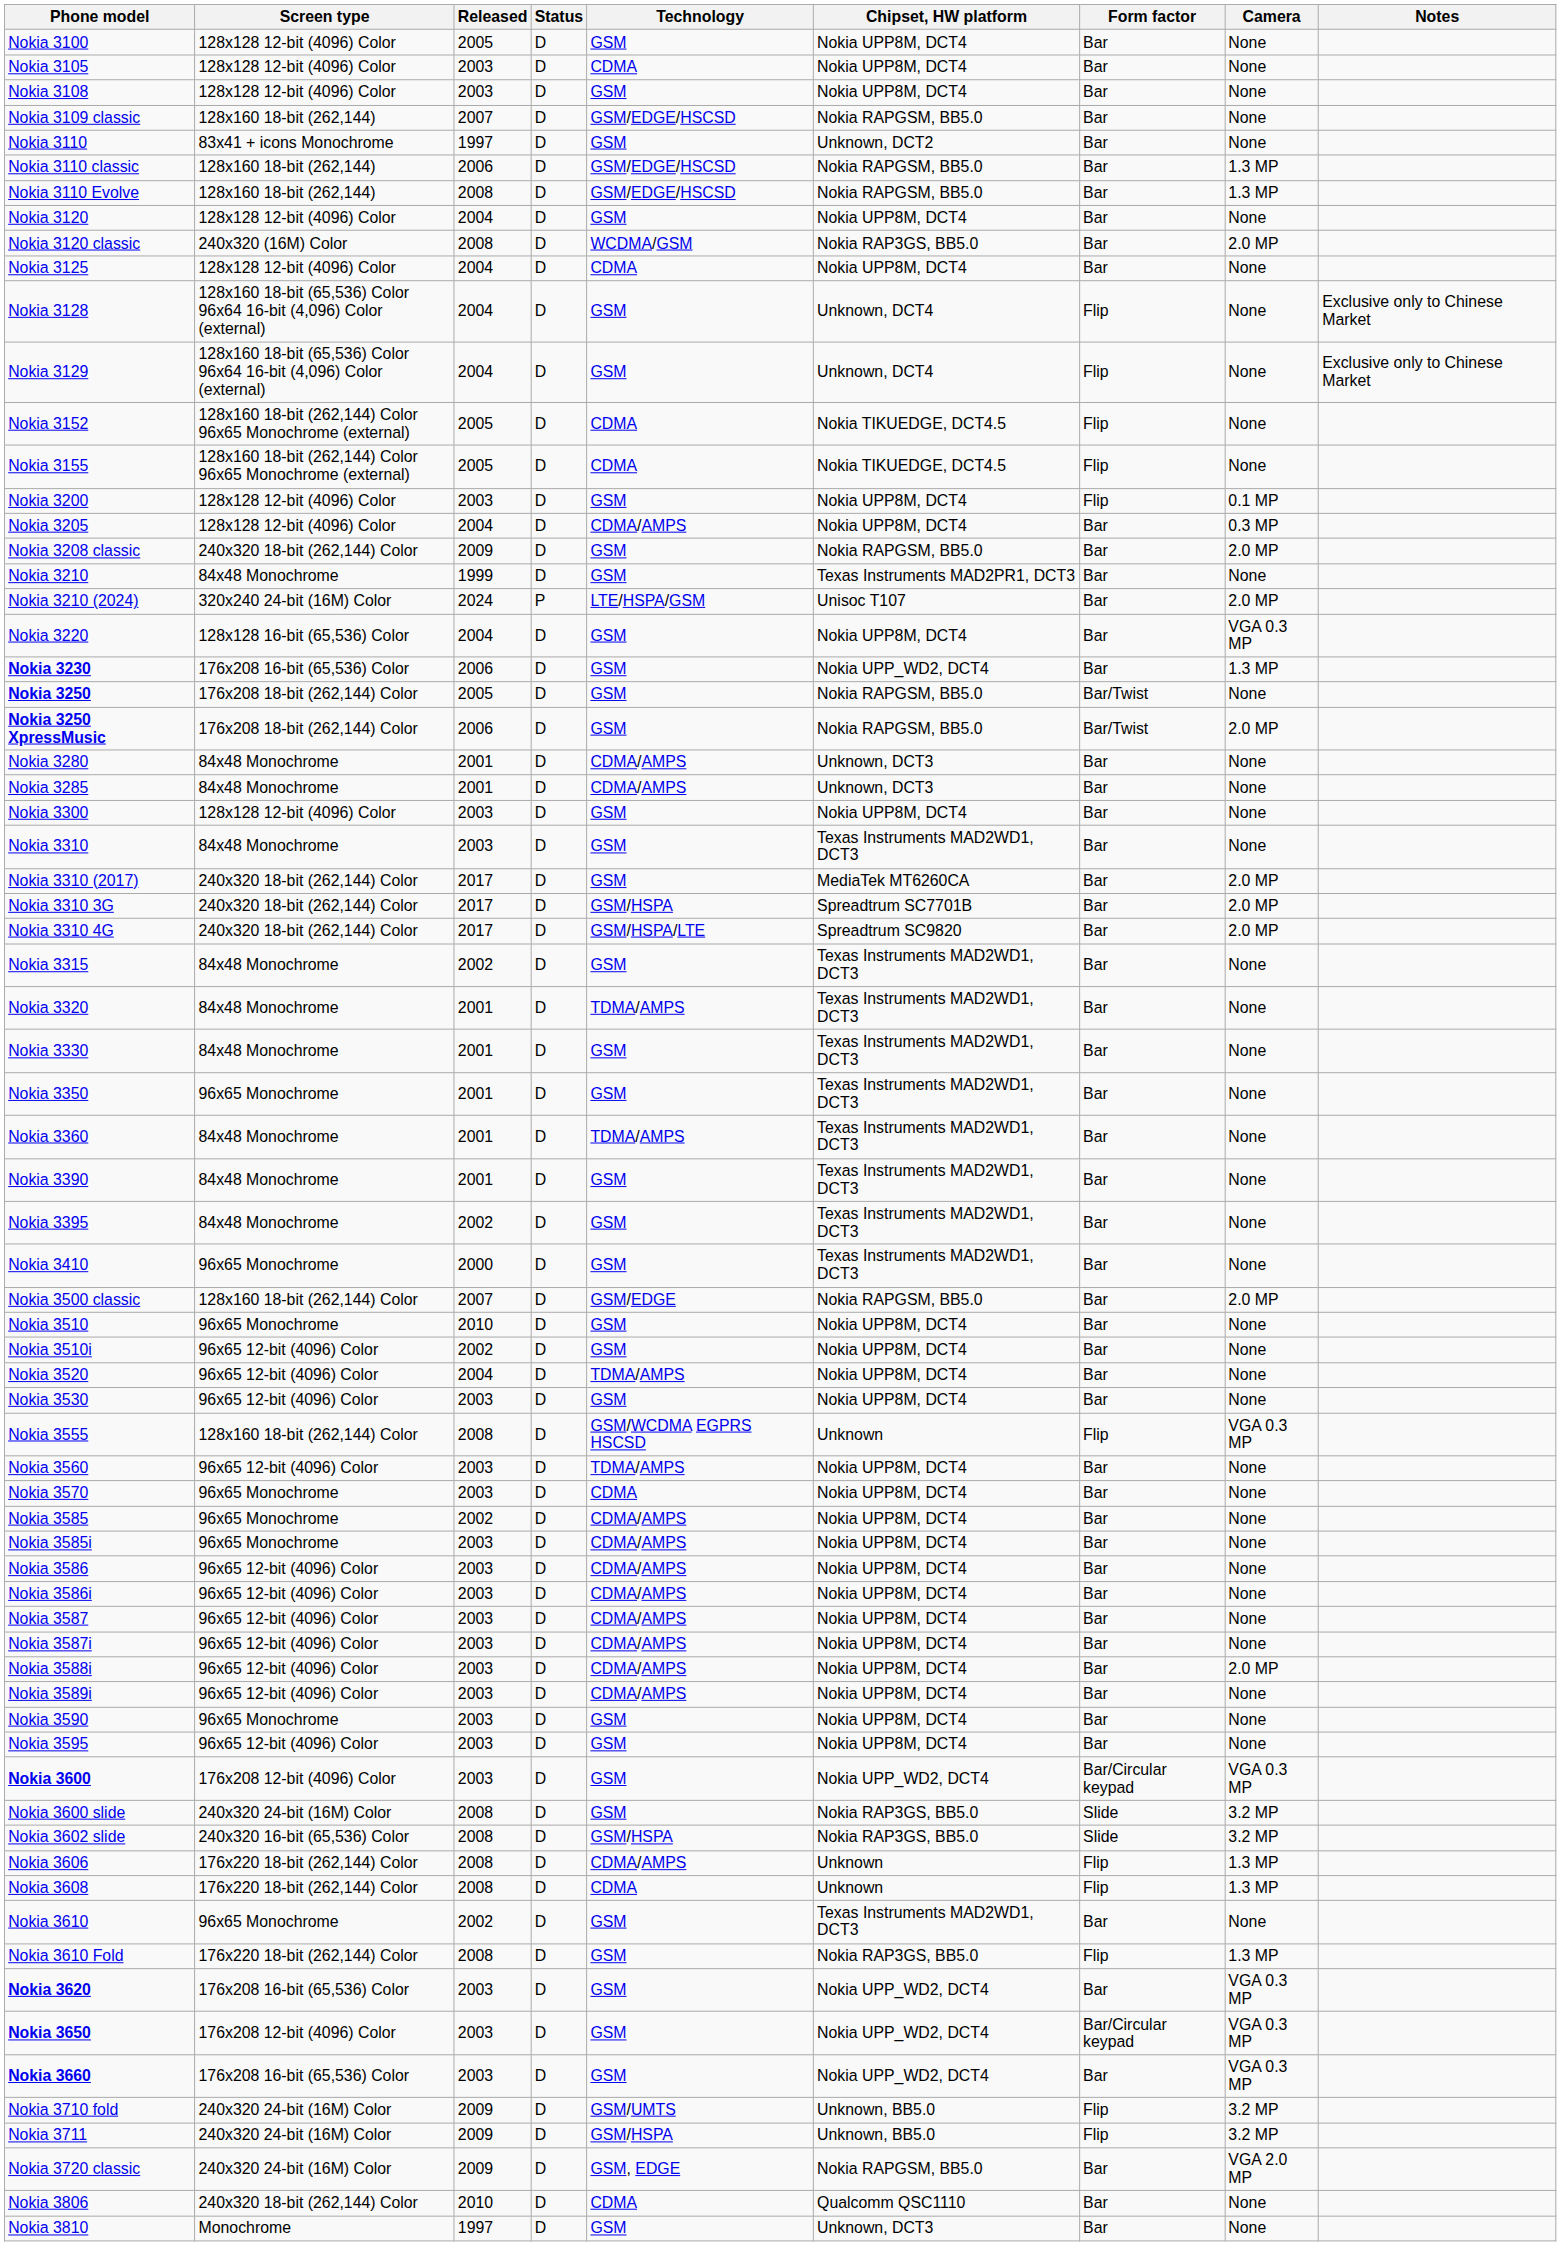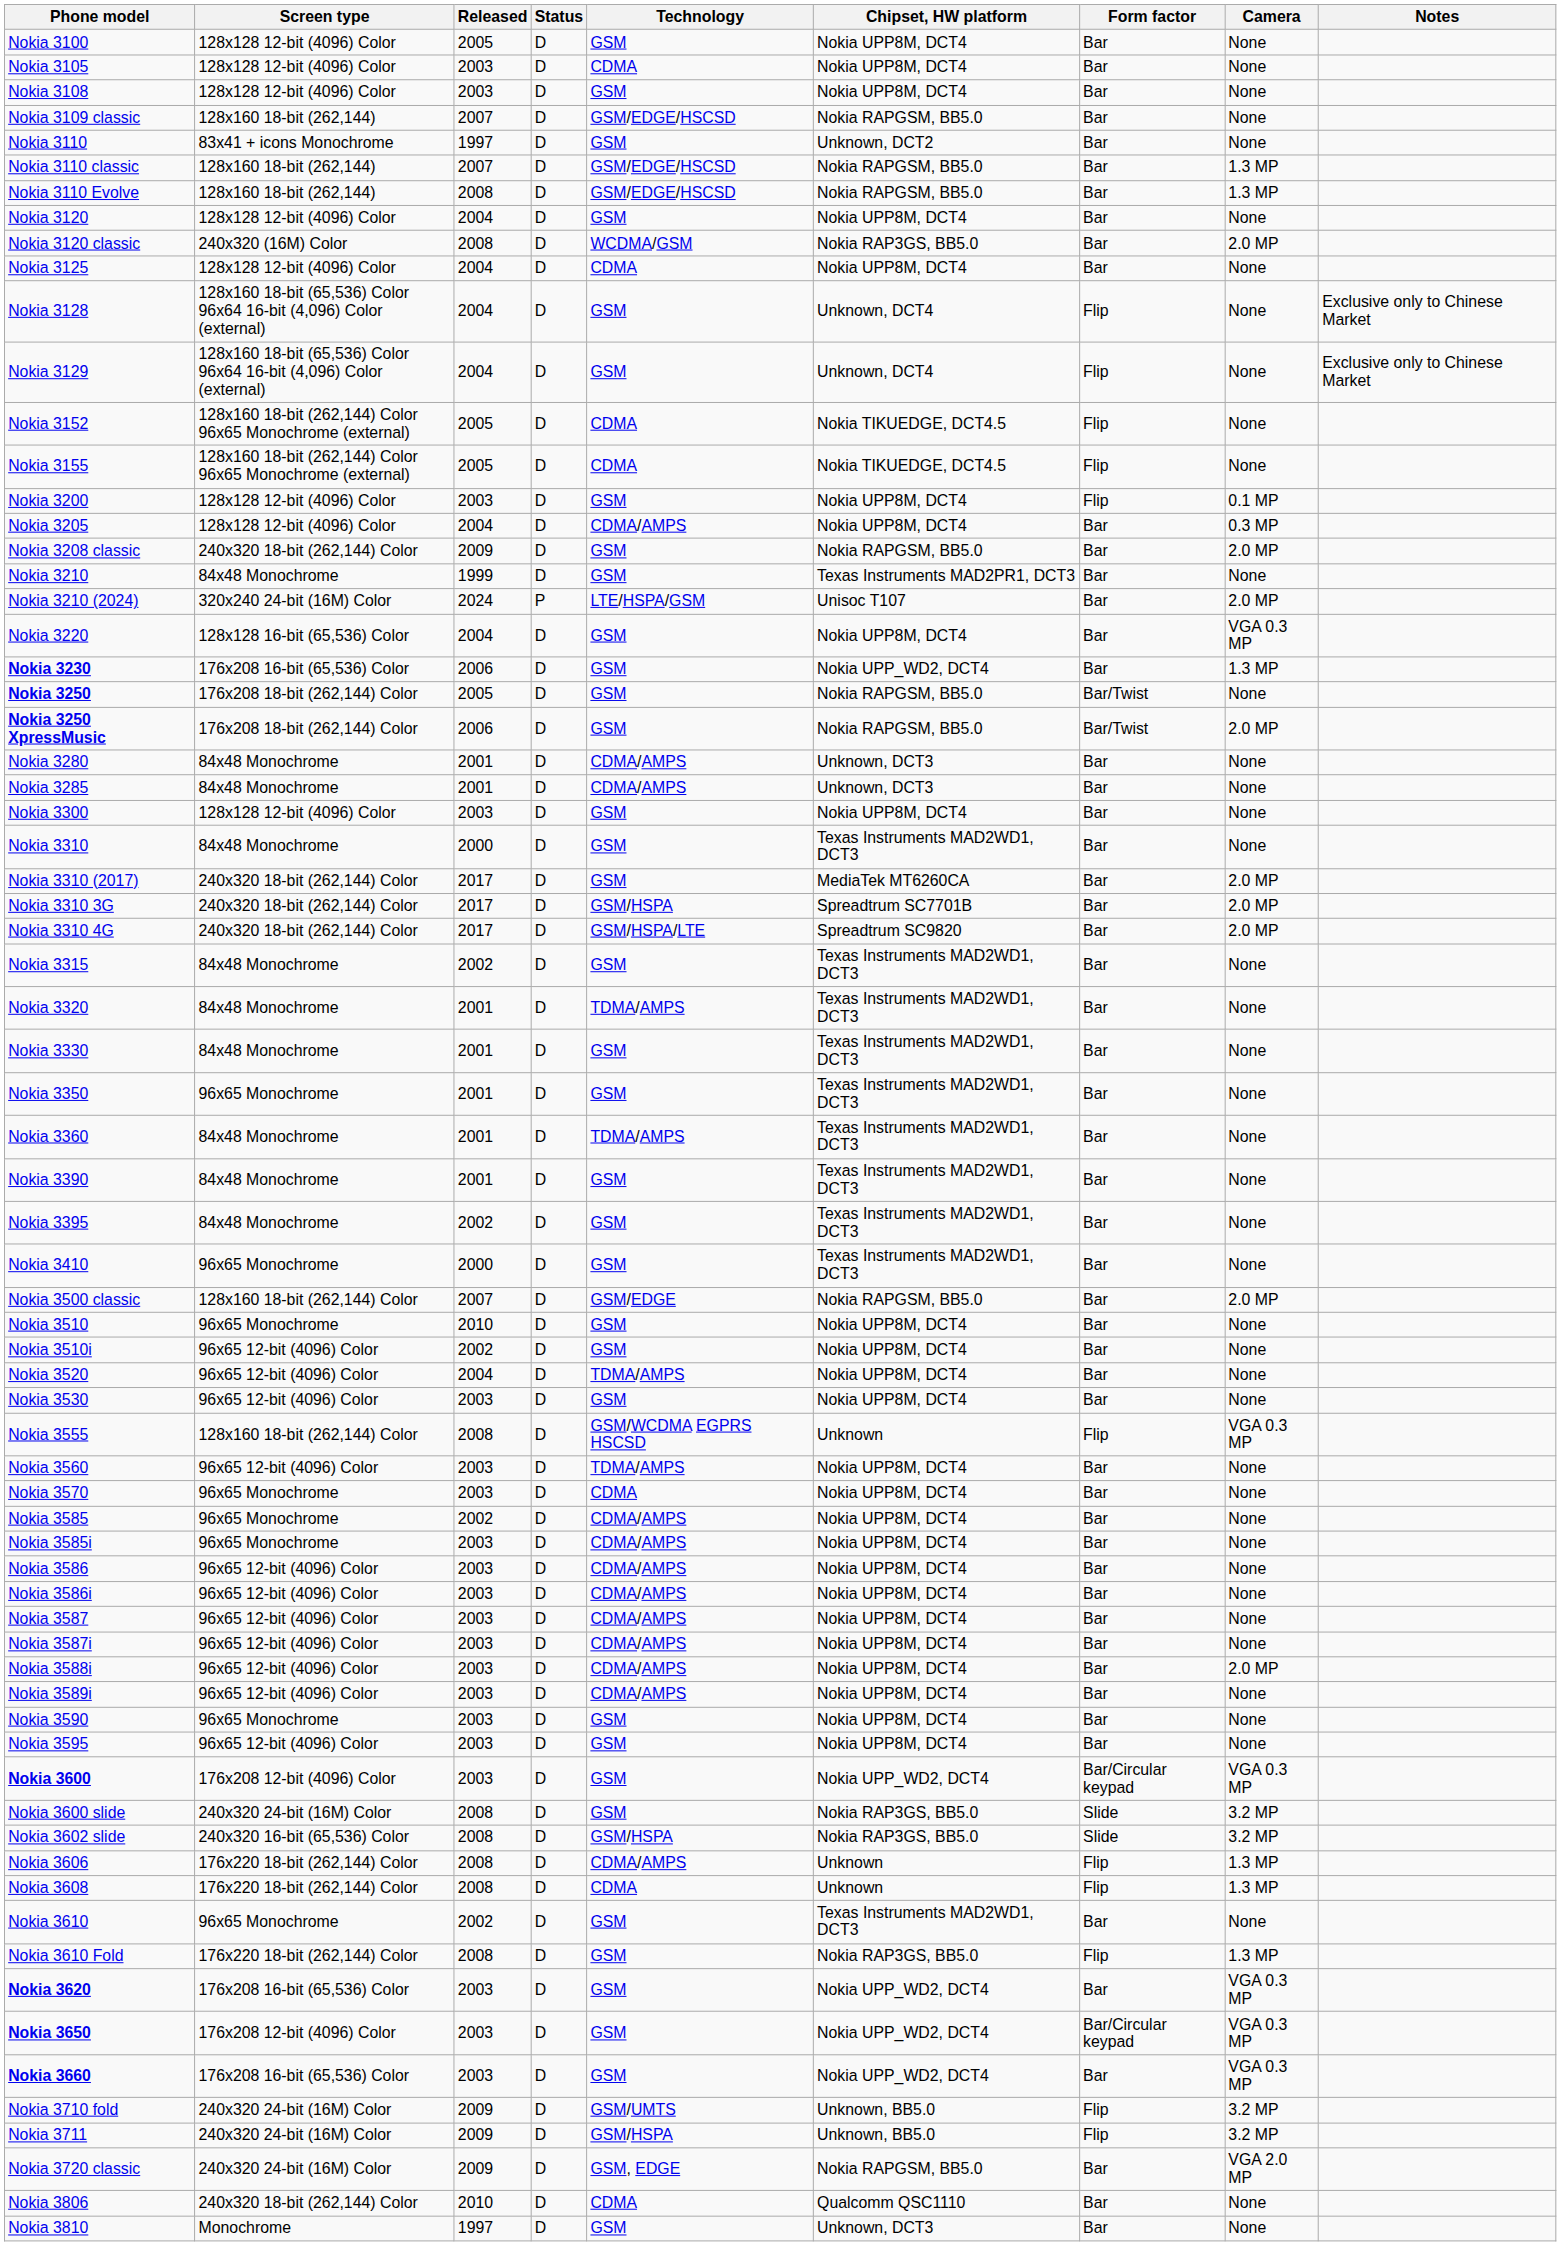(475, 167) 2006 -> (475, 167) 2007
(475, 846) 2003 -> (475, 846) 2000
